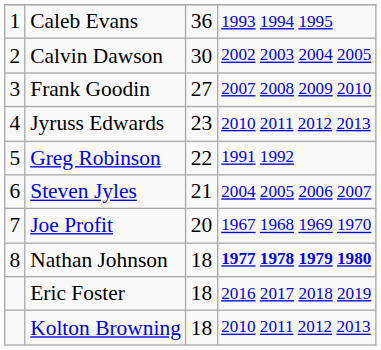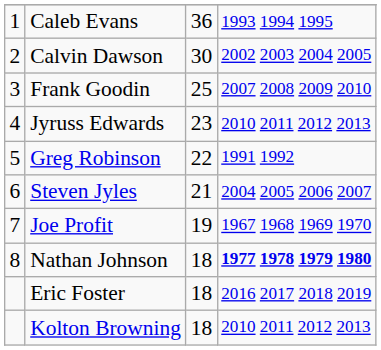(202, 89) 27 -> (202, 89) 25
(202, 225) 20 -> (202, 225) 19
